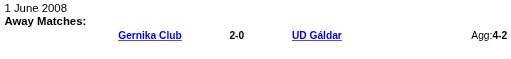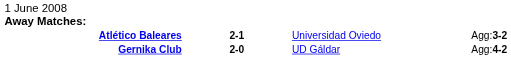+ row: (140, 36)
(317, 36) bold -> (316, 49) normal
